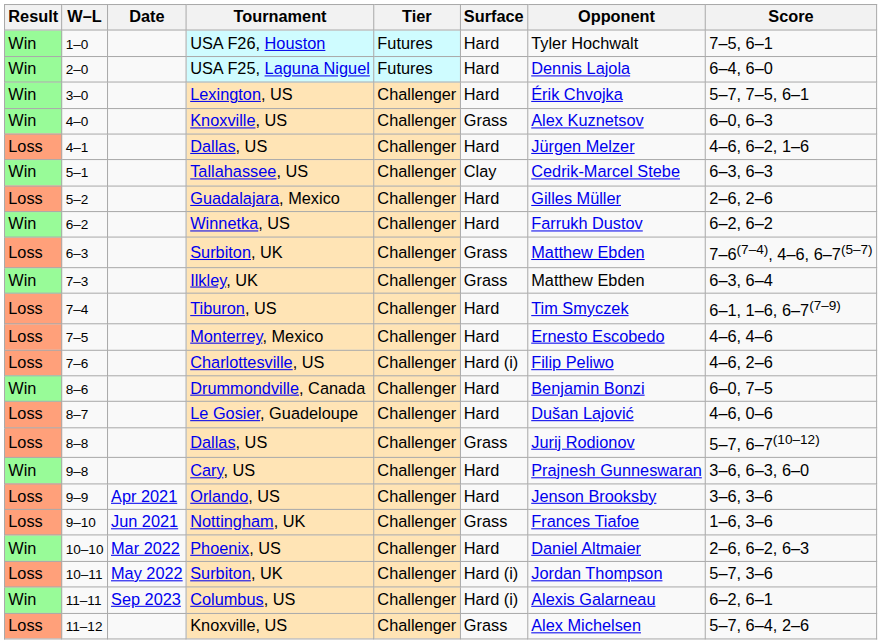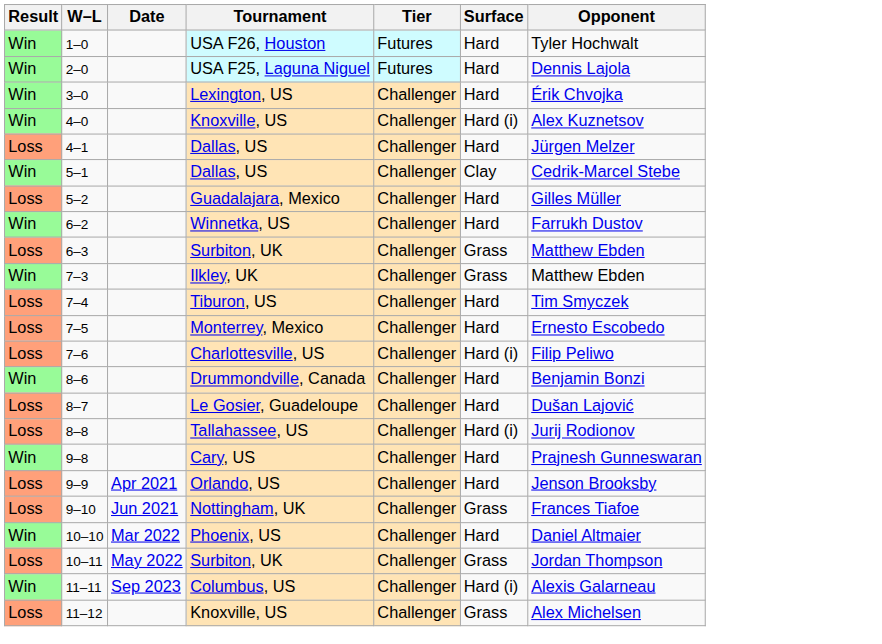- column: (791, 17)
(486, 120) Grass -> (491, 120) Hard (i)
(249, 172) Tallahassee, US -> (229, 172) Dallas, US
(229, 442) Dallas, US -> (249, 431) Tallahassee, US
(486, 442) Grass -> (491, 431) Hard (i)
(491, 574) Hard (i) -> (486, 560) Grass
